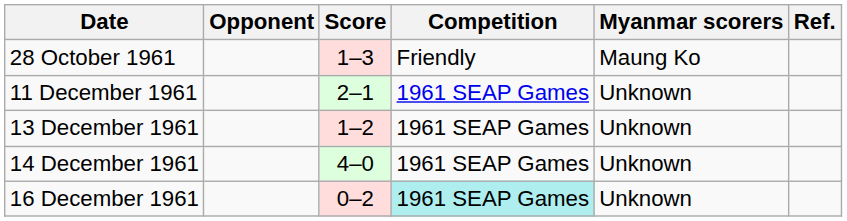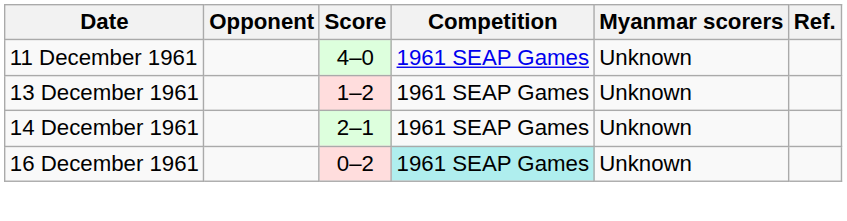- row: (93, 57)
(355, 92) 2–1 -> (355, 57) 4–0
(355, 163) 4–0 -> (355, 127) 2–1
